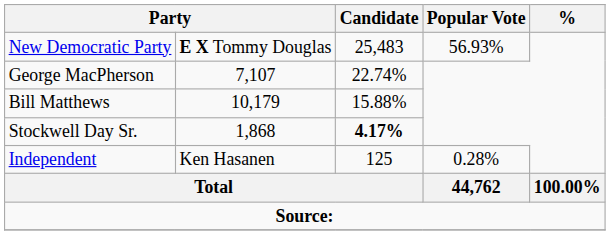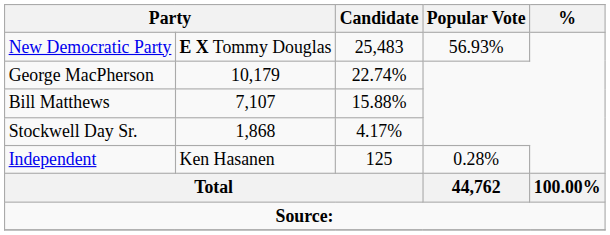(256, 74) 7,107 -> (256, 74) 10,179
(256, 103) 10,179 -> (256, 103) 7,107
(379, 131) bold -> (379, 131) normal
